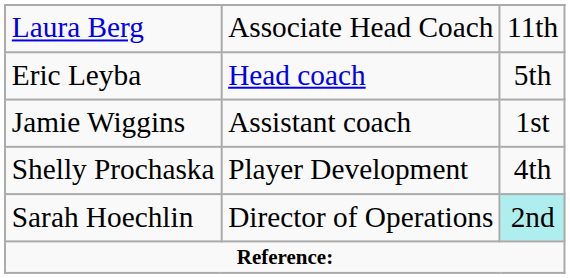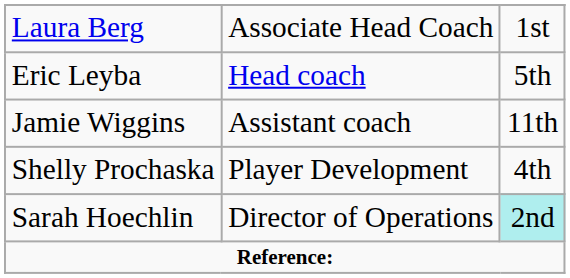(533, 27) 11th -> (533, 27) 1st
(533, 122) 1st -> (533, 122) 11th
